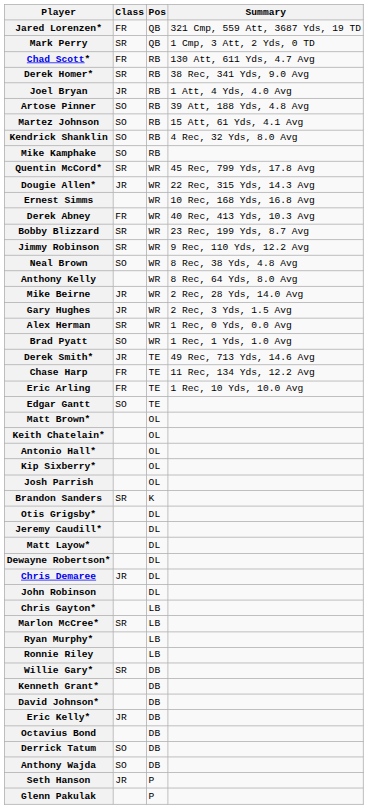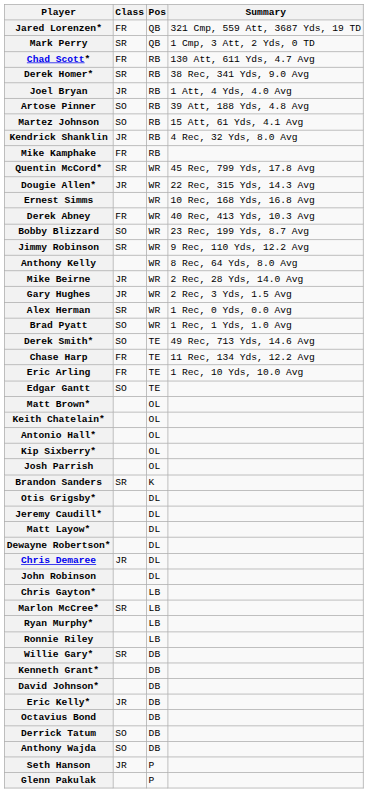(121, 138) SO -> (121, 138) JR
(121, 153) SO -> (121, 153) FR
(121, 232) SR -> (121, 232) SO
- row: (59, 263)
(121, 357) JR -> (121, 341) SO
